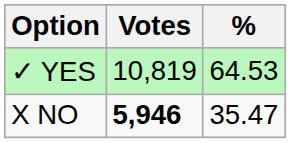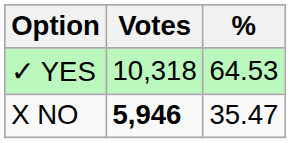(155, 70) 10,819 -> (155, 70) 10,318
